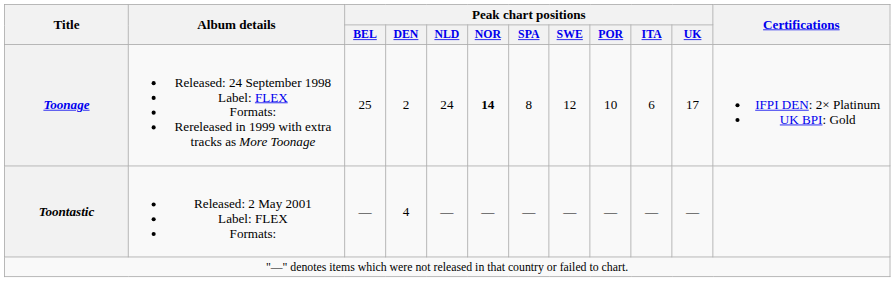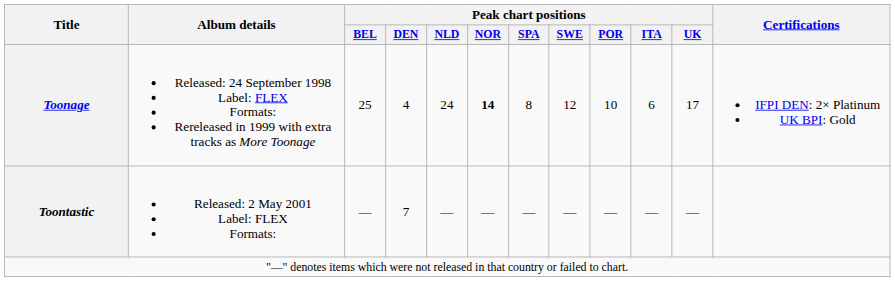(406, 105) 2 -> (406, 105) 4
(406, 211) 4 -> (406, 211) 7
